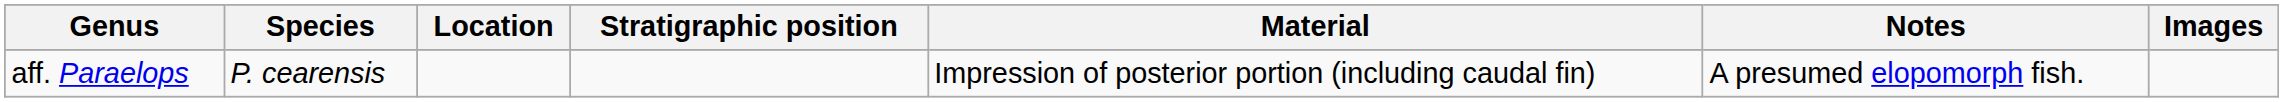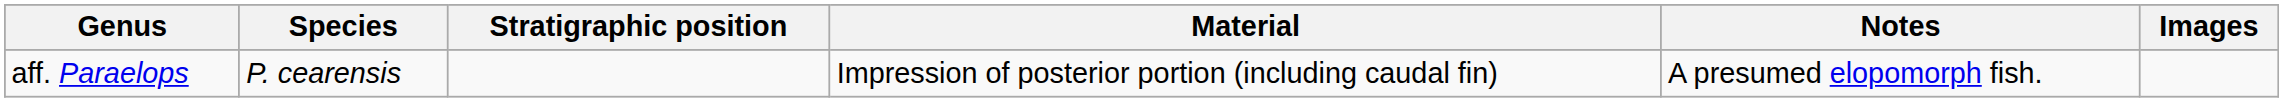- column: (494, 27)
